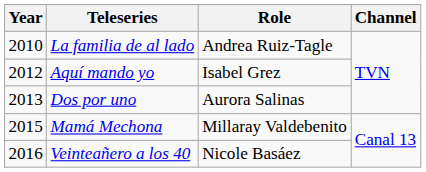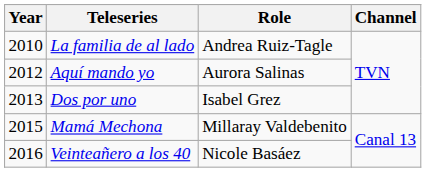(241, 72) Isabel Grez -> (253, 72) Aurora Salinas
(253, 99) Aurora Salinas -> (241, 99) Isabel Grez
